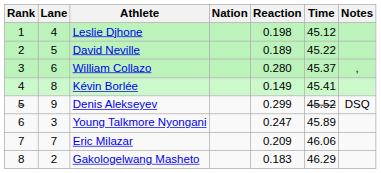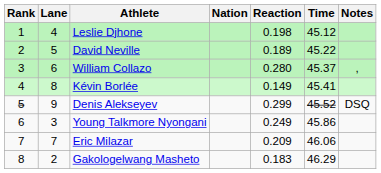(277, 123) 0.247 -> (277, 123) 0.249
(321, 123) 45.89 -> (321, 123) 45.86
